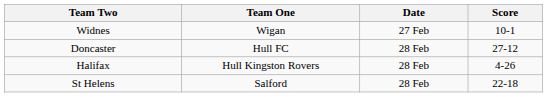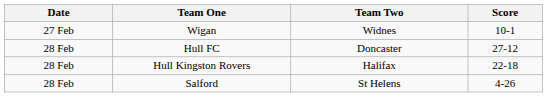columns swapped: (414, 13) <-> (93, 13)
(505, 65) 4-26 -> (505, 65) 22-18
(505, 83) 22-18 -> (505, 83) 4-26
